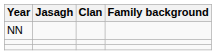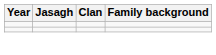- row: (15, 30)
